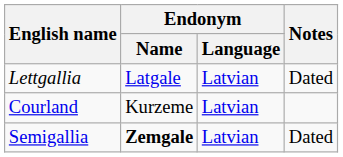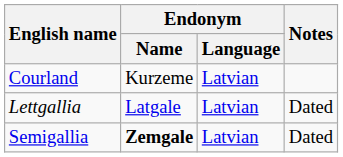rows swapped: (43, 107) <-> (45, 78)
